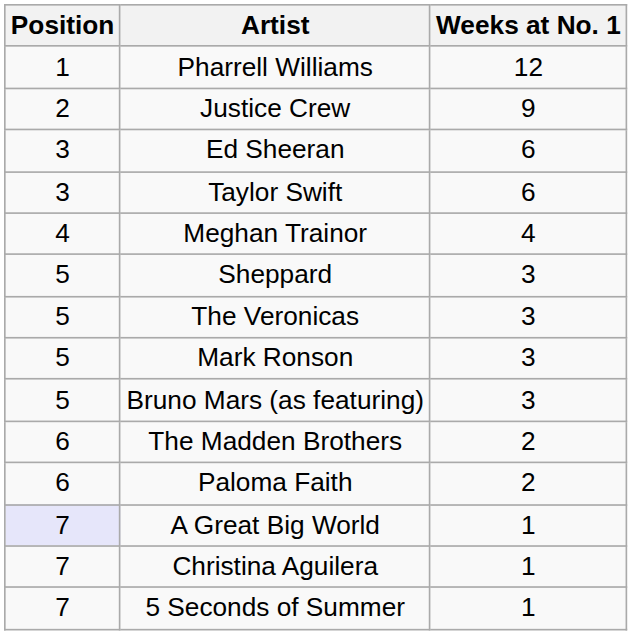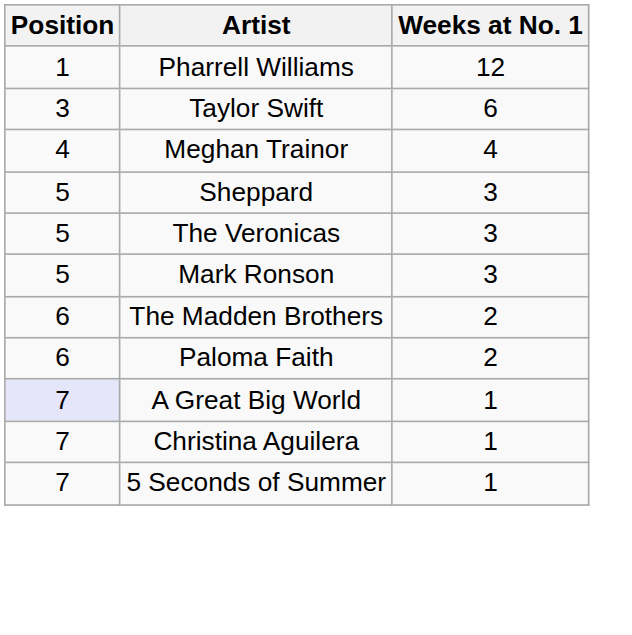- row: (275, 108)
- row: (275, 150)
- row: (275, 399)
